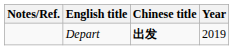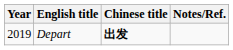columns swapped: (214, 14) <-> (34, 14)
